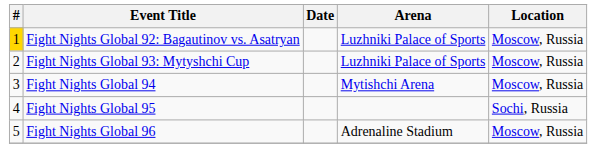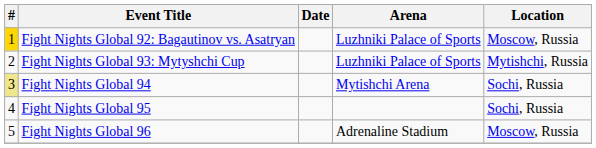(538, 62) Moscow, Russia -> (538, 62) Mytishchi, Russia
(16, 85) no background -> (12, 85) khaki background
(538, 85) Moscow, Russia -> (525, 85) Sochi, Russia
